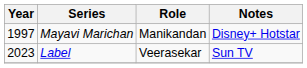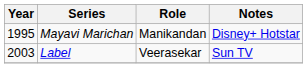(21, 33) 1997 -> (21, 33) 1995
(21, 53) 2023 -> (21, 53) 2003
